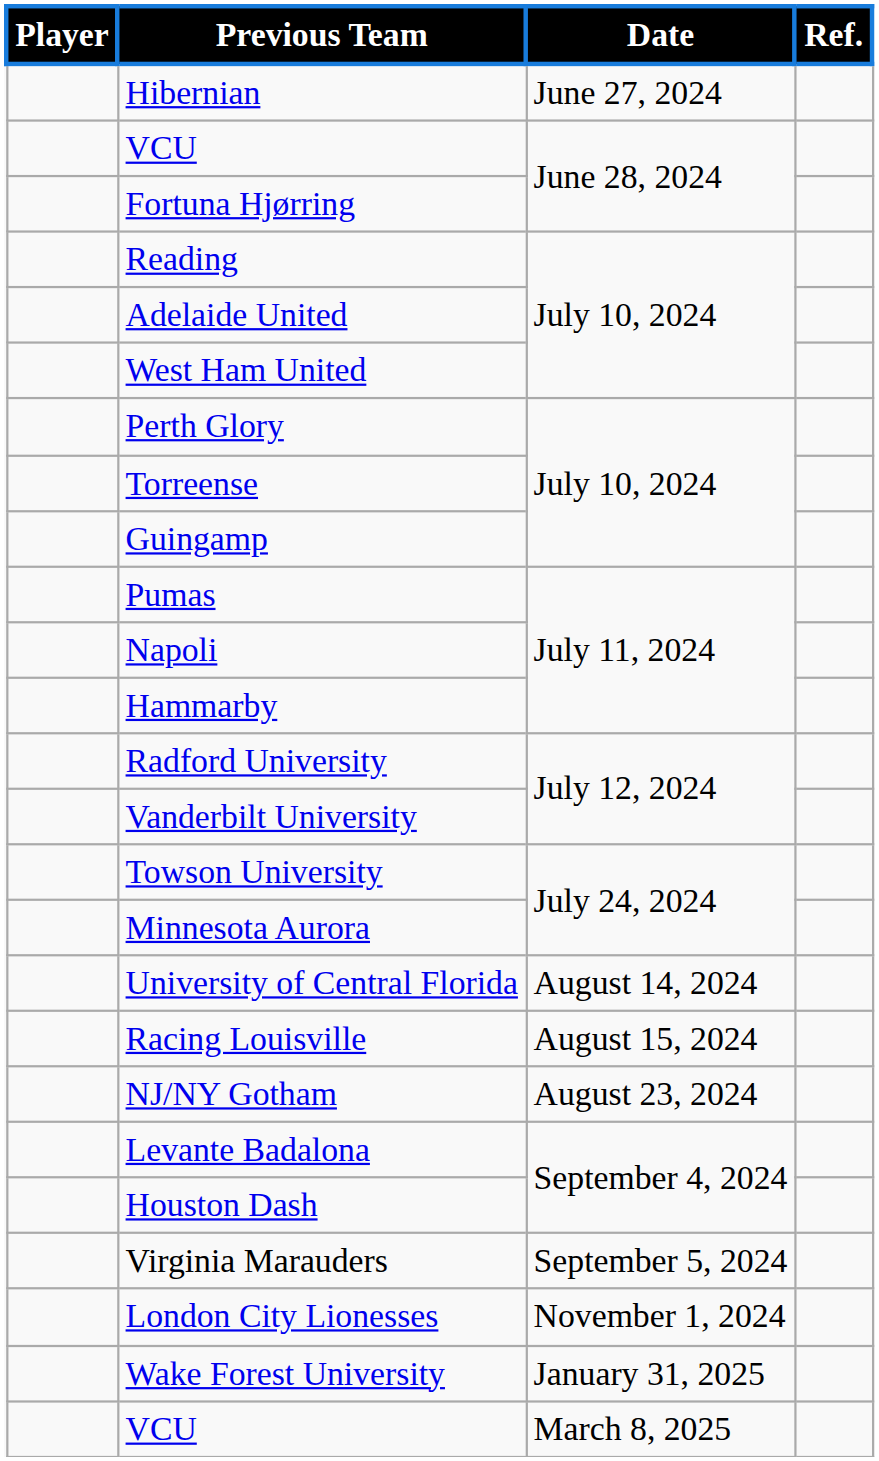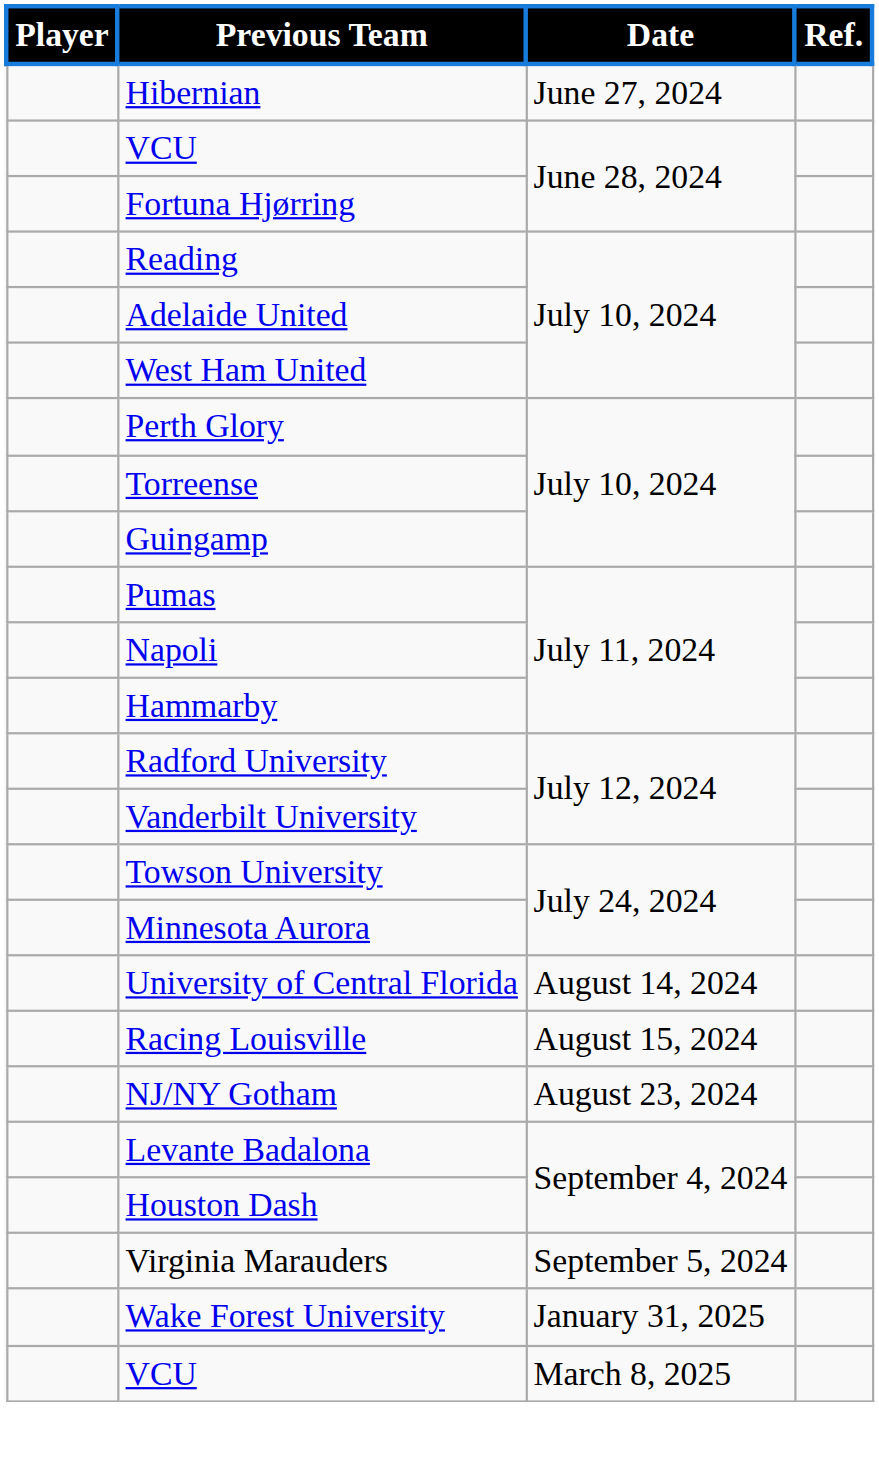- row: (282, 1316)
